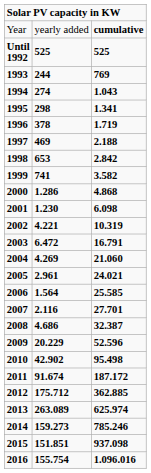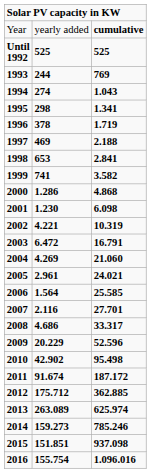(106, 158) 2.842 -> (106, 158) 2.841
(108, 326) 32.387 -> (108, 326) 33.317
